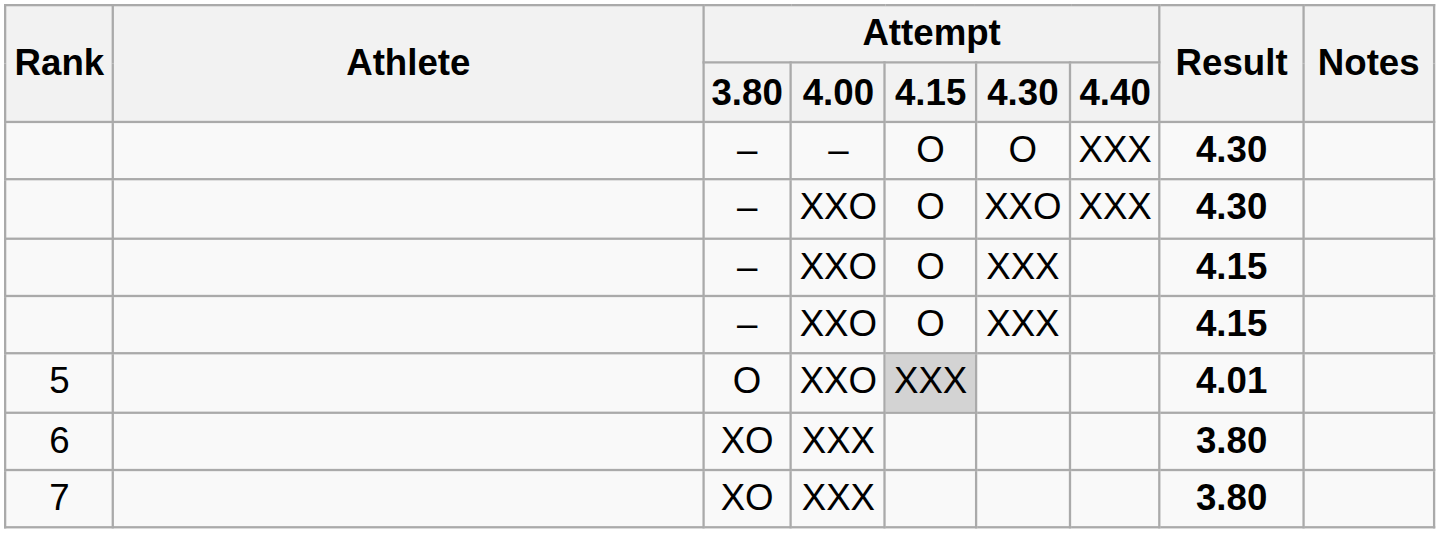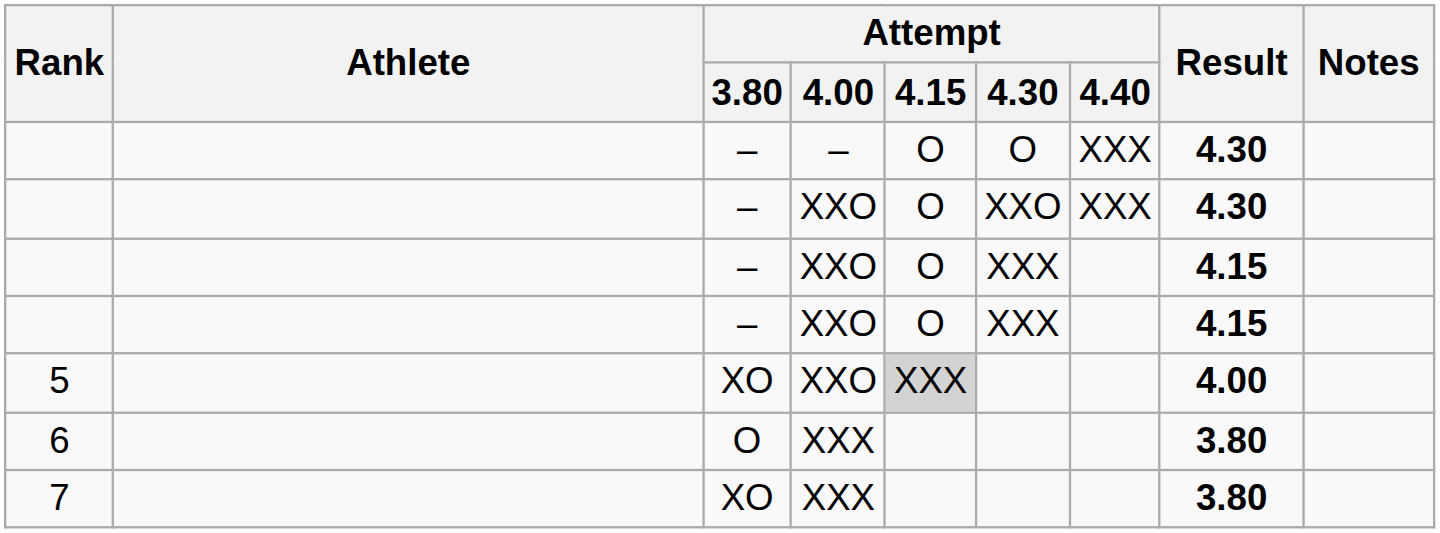(747, 382) O -> (747, 382) XO
(1232, 382) 4.01 -> (1232, 382) 4.00
(747, 440) XO -> (747, 440) O
